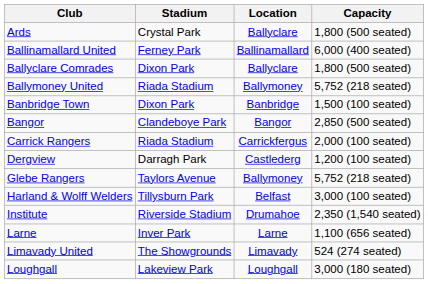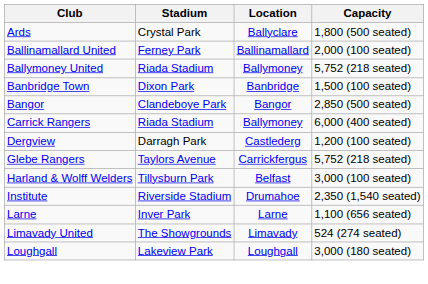(363, 50) 6,000 (400 seated) -> (363, 50) 2,000 (100 seated)
- row: (60, 68)
(273, 141) Carrickfergus -> (273, 123) Ballymoney
(363, 141) 2,000 (100 seated) -> (363, 123) 6,000 (400 seated)
(273, 178) Ballymoney -> (273, 159) Carrickfergus
